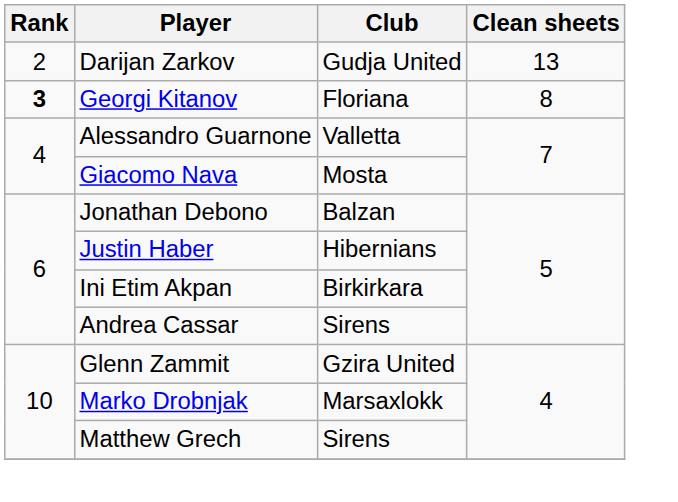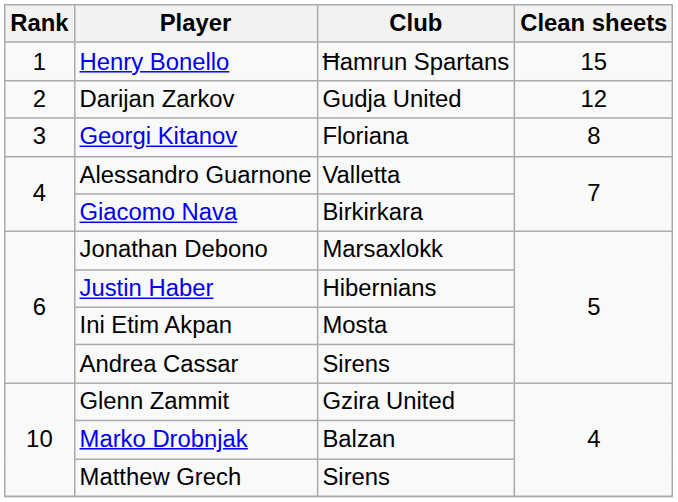+ row: (154, 61)
(546, 61) 13 -> (594, 99) 12
(39, 99) bold -> (39, 136) normal
(355, 174) Mosta -> (373, 212) Birkirkara
(359, 212) Balzan -> (383, 250) Marsaxlokk
(373, 288) Birkirkara -> (355, 325) Mosta
(383, 401) Marsaxlokk -> (359, 439) Balzan
